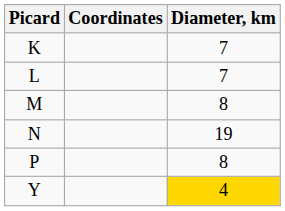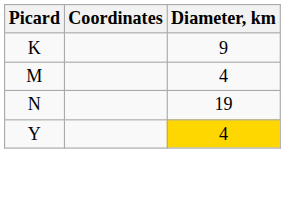(223, 47) 7 -> (223, 47) 9
- row: (34, 76)
(223, 104) 8 -> (223, 76) 4
- row: (34, 162)
